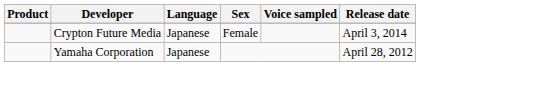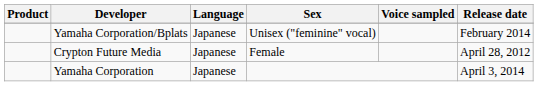+ row: (121, 33)
(375, 33) April 3, 2014 -> (495, 52) April 28, 2012
(378, 52) April 28, 2012 -> (492, 71) April 3, 2014
